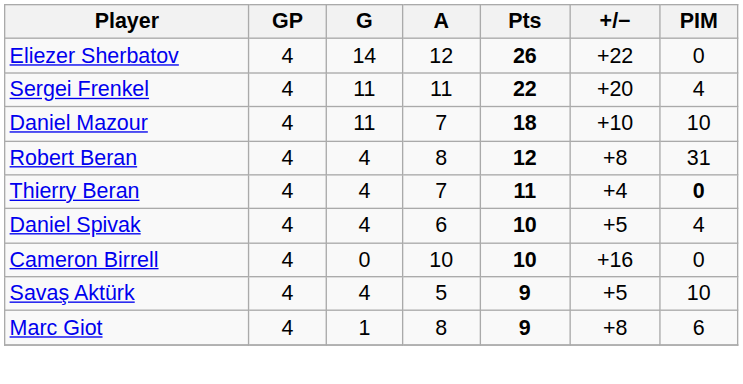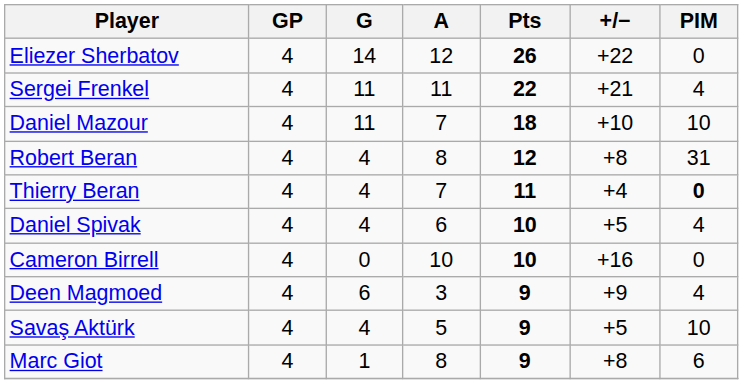(615, 89) +20 -> (615, 89) +21
+ row: (86, 293)
